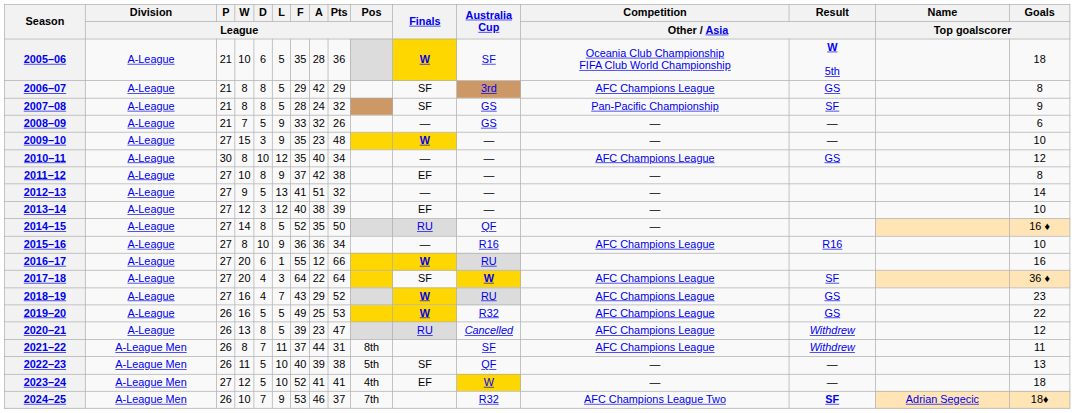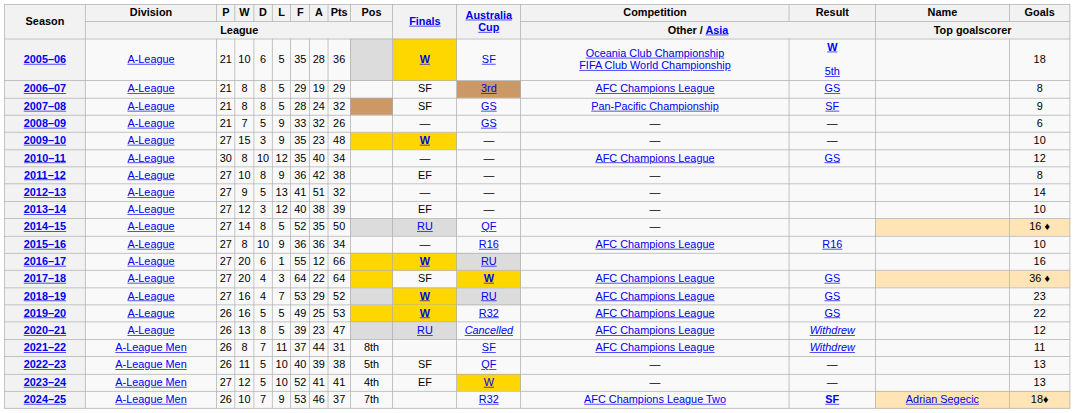(319, 89) 42 -> (319, 89) 19
(300, 175) 37 -> (300, 175) 36
(832, 279) SF -> (832, 279) GS
(300, 296) 43 -> (300, 296) 53
(1040, 382) 18 -> (1040, 382) 13
